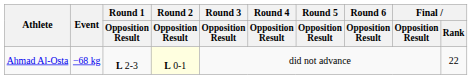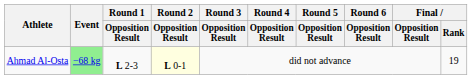(87, 61) no background -> (87, 61) lightgreen background
(454, 61) 22 -> (454, 61) 19
